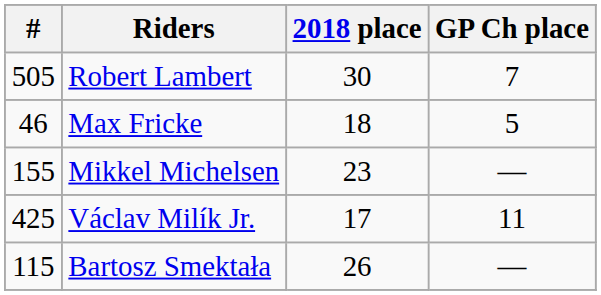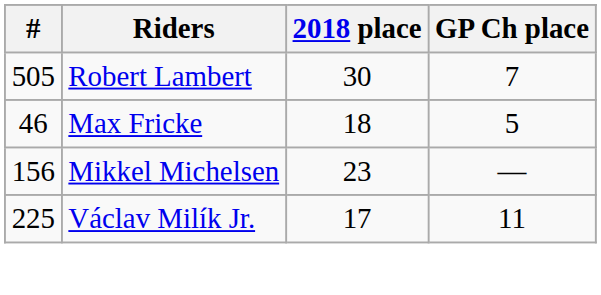(33, 171) 155 -> (33, 171) 156
(33, 218) 425 -> (33, 218) 225
- row: (170, 266)
